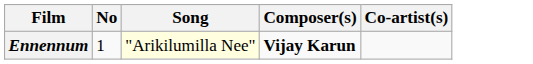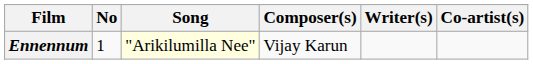+ column: (399, 18)
(310, 45) bold -> (306, 45) normal
